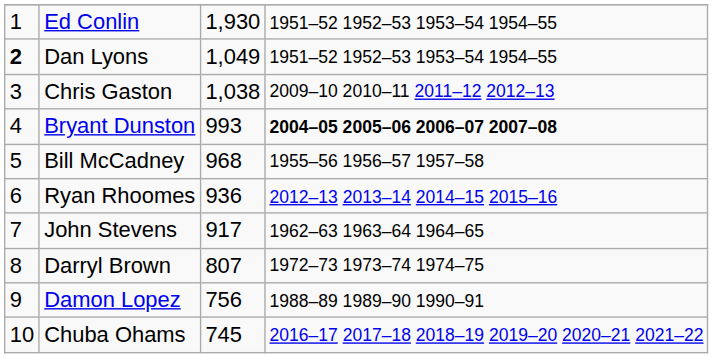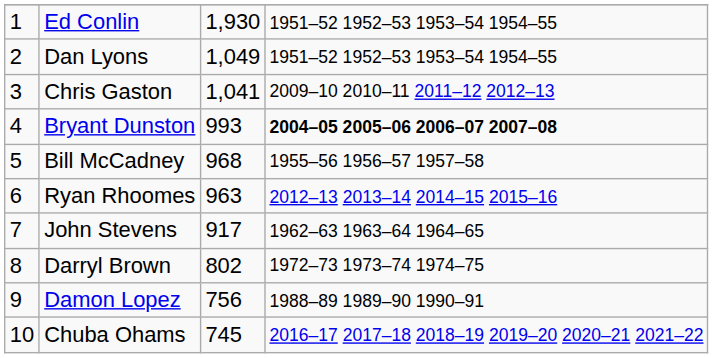(16, 56) bold -> (16, 56) normal
(233, 91) 1,038 -> (233, 91) 1,041
(224, 195) 936 -> (224, 195) 963
(224, 265) 807 -> (224, 265) 802
